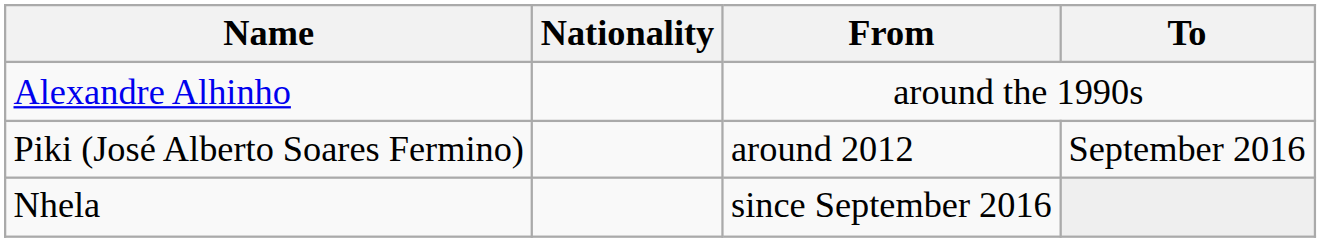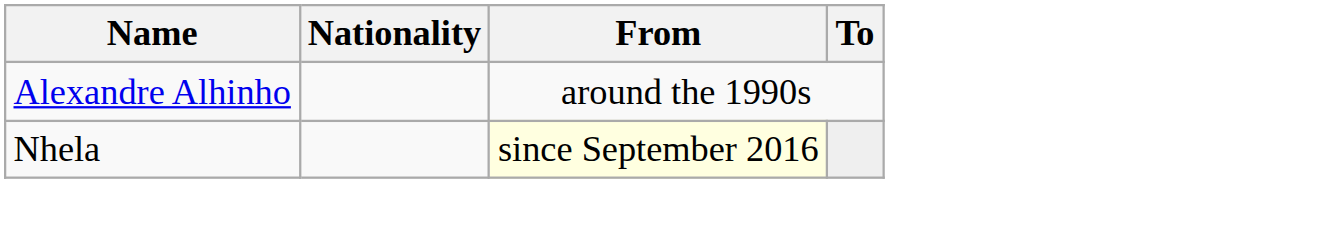- row: (269, 148)
(891, 206) no background -> (658, 148) lightyellow background
